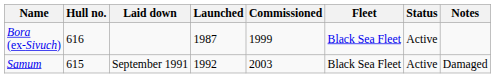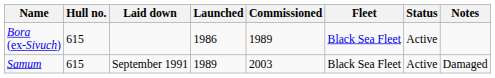(75, 38) 616 -> (75, 38) 615
(205, 38) 1987 -> (205, 38) 1986
(261, 38) 1999 -> (261, 38) 1989
(205, 63) 1992 -> (205, 63) 1989
